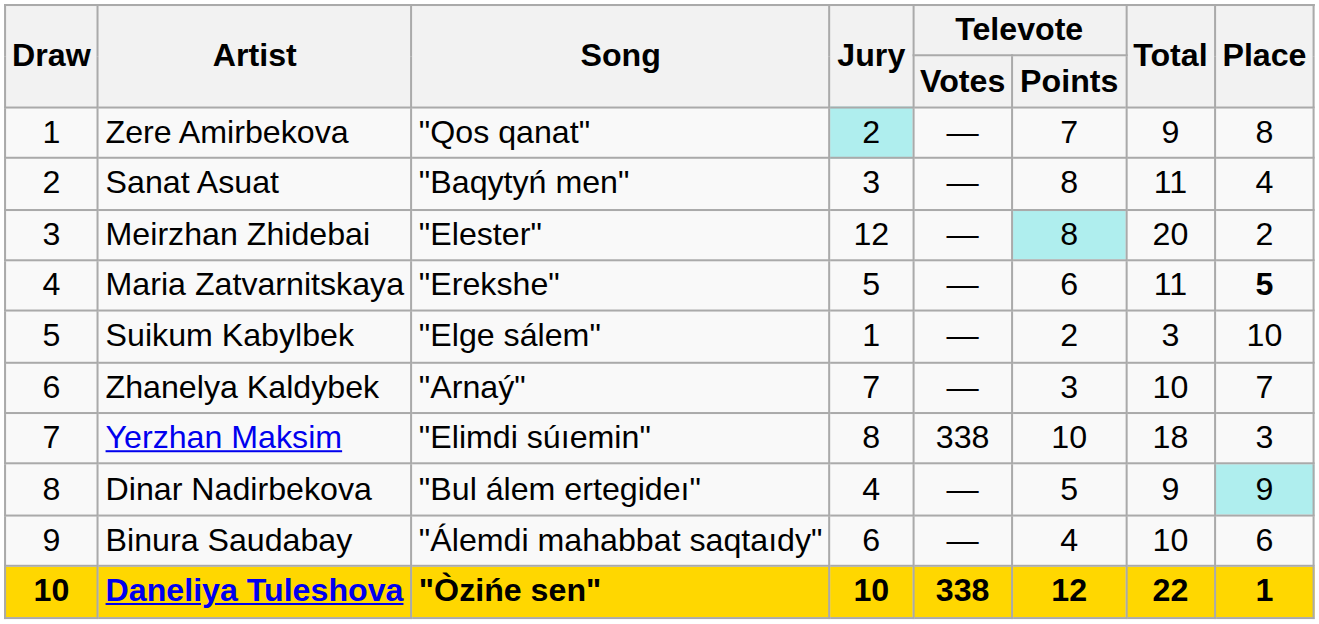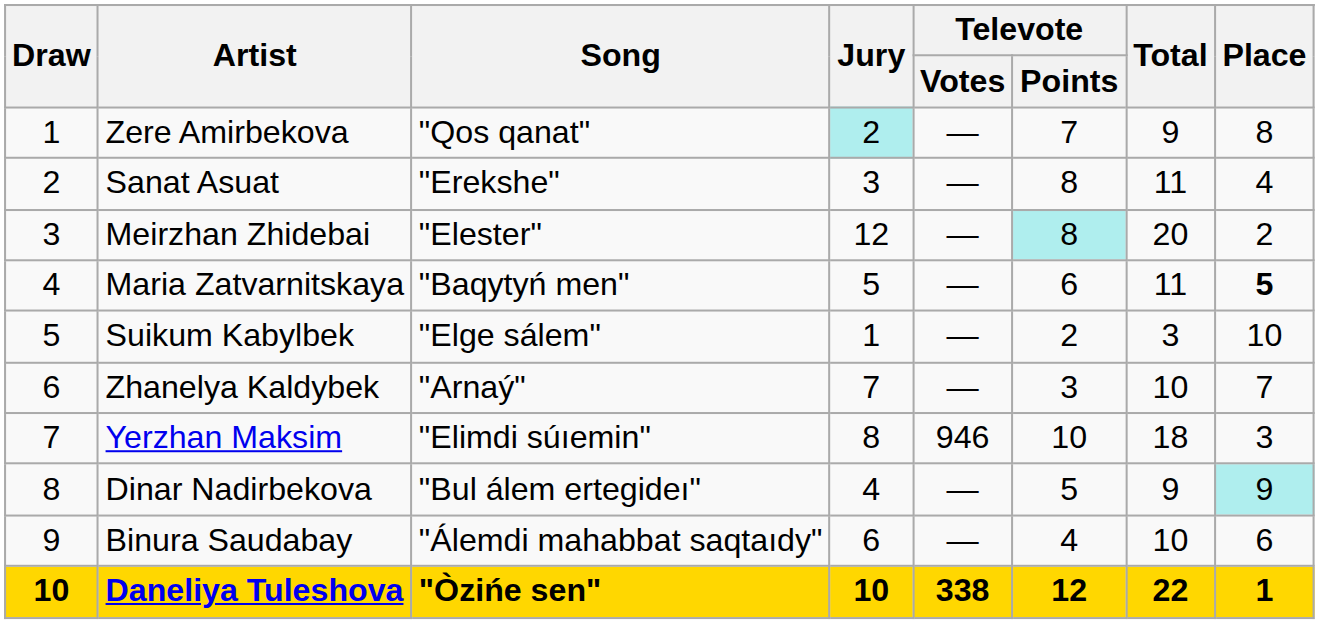(524, 183) "Baqytyń men" -> (489, 183) "Erekshe"
(489, 285) "Erekshe" -> (524, 285) "Baqytyń men"
(963, 438) 338 -> (963, 438) 946
